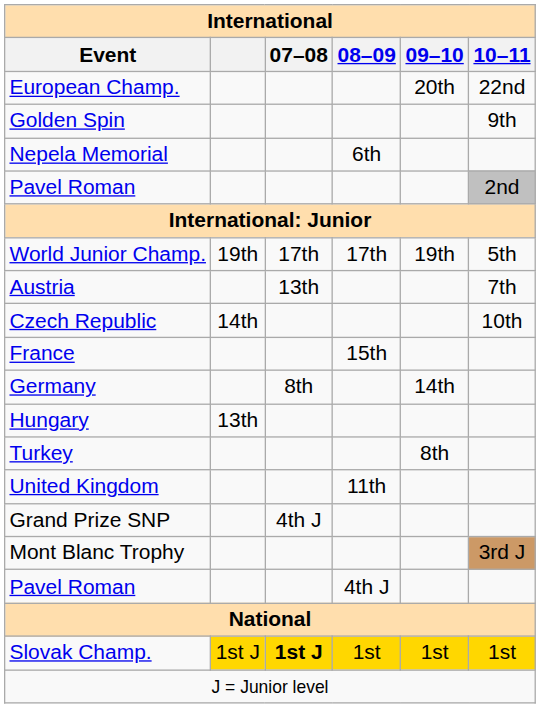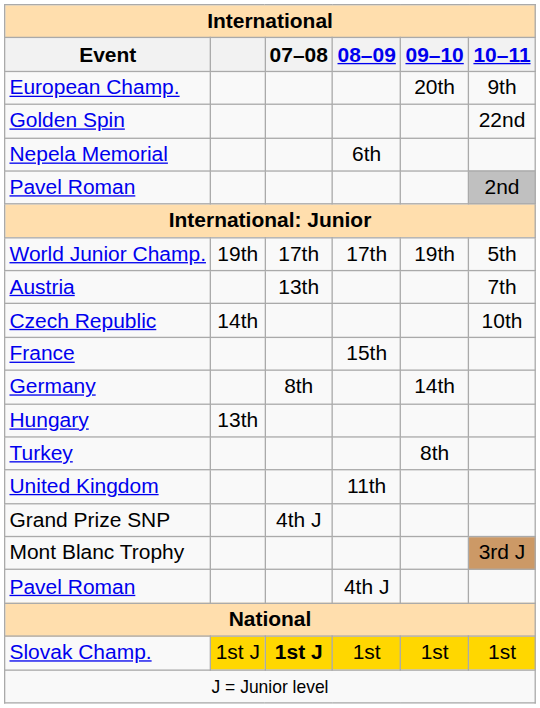(502, 87) 22nd -> (502, 87) 9th
(502, 120) 9th -> (502, 120) 22nd
